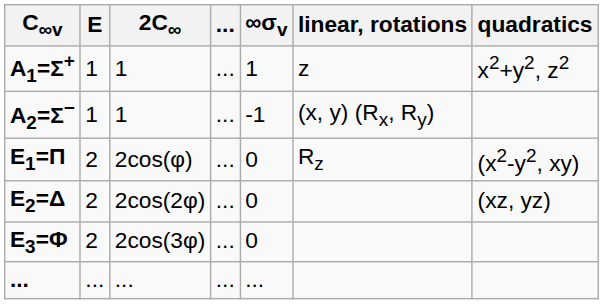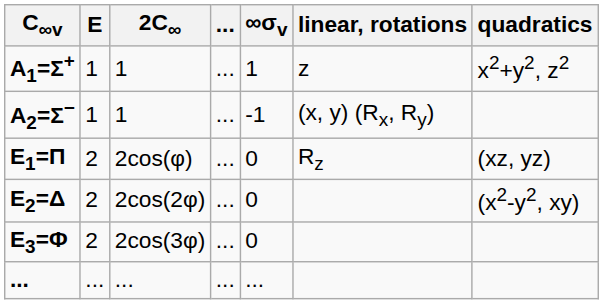(529, 159) (x2-y2, xy) -> (514, 158) (xz, yz)
(514, 200) (xz, yz) -> (529, 200) (x2-y2, xy)
